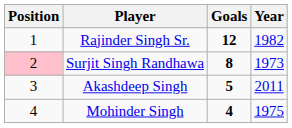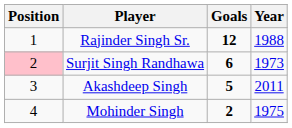(269, 39) 1982 -> (269, 39) 1988
(229, 63) 8 -> (229, 63) 6
(229, 110) 4 -> (229, 110) 2
